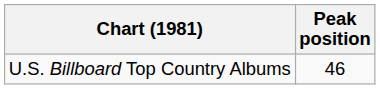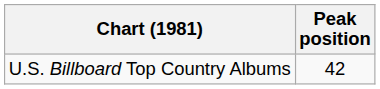(335, 68) 46 -> (335, 68) 42
